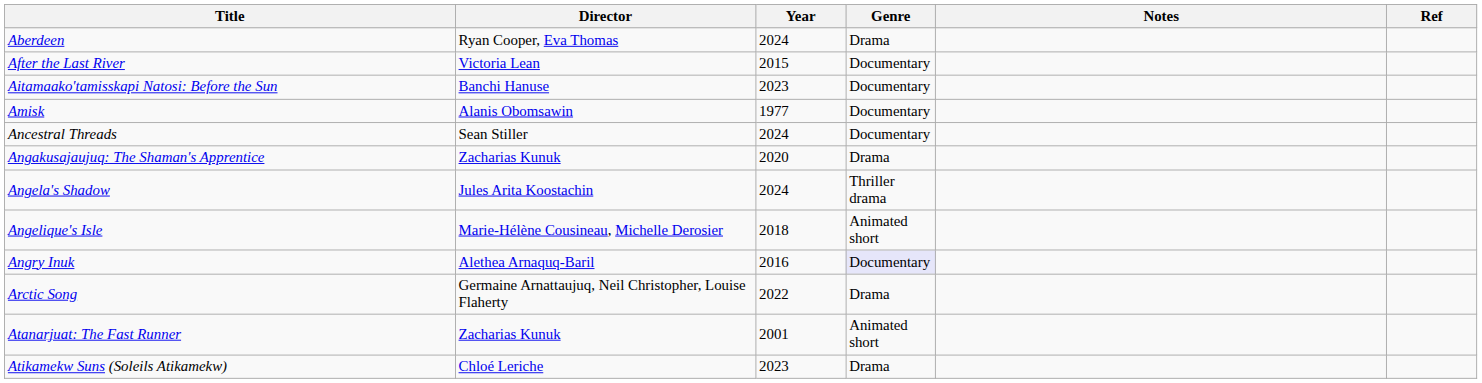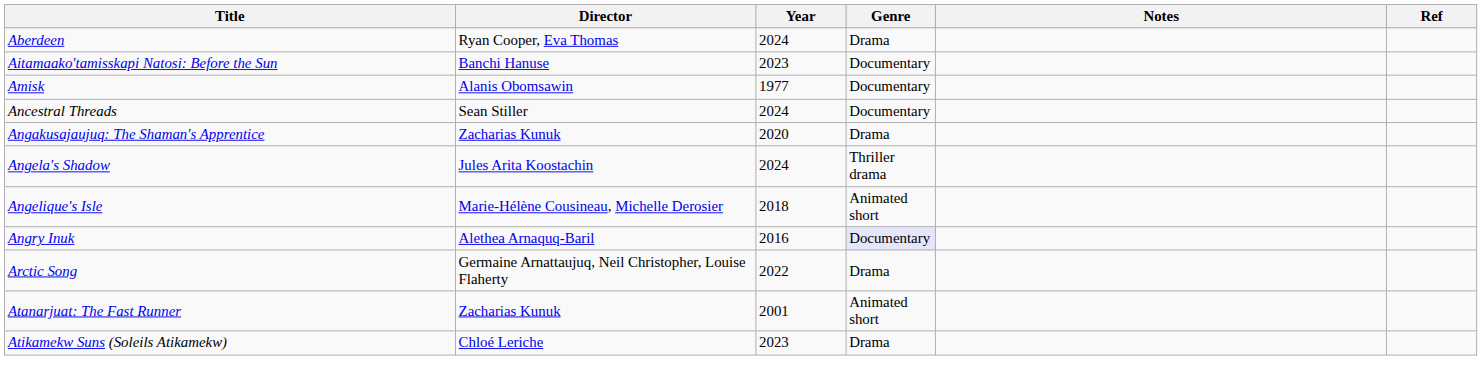- row: (66, 63)
